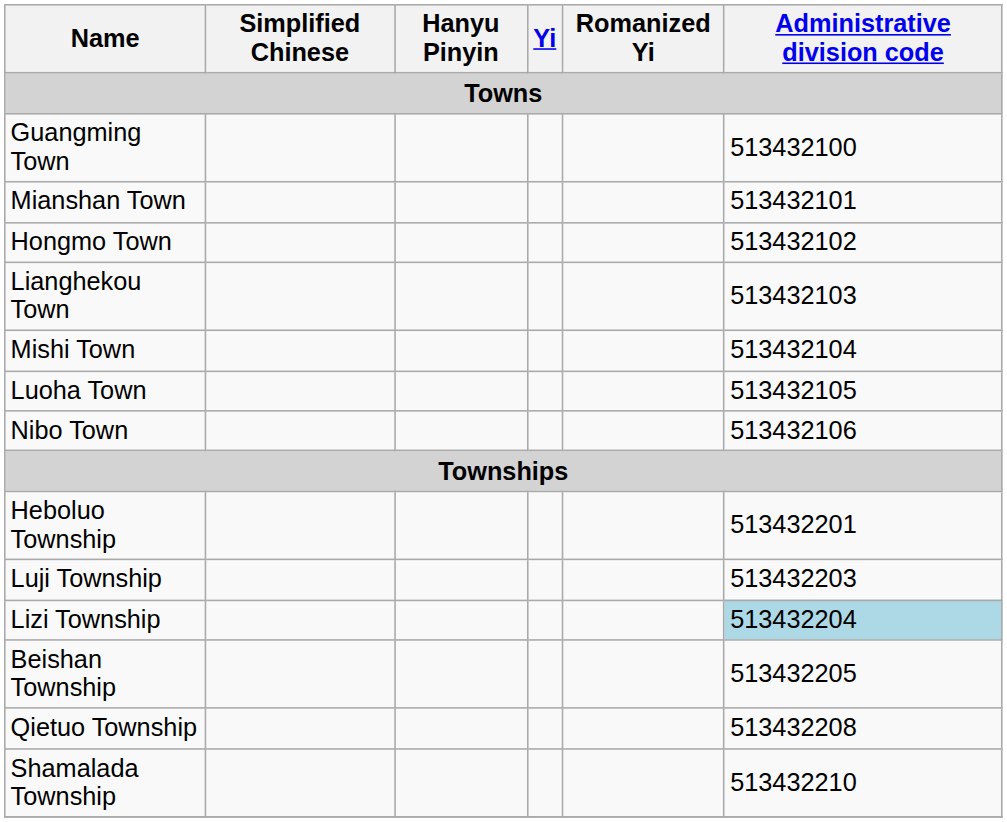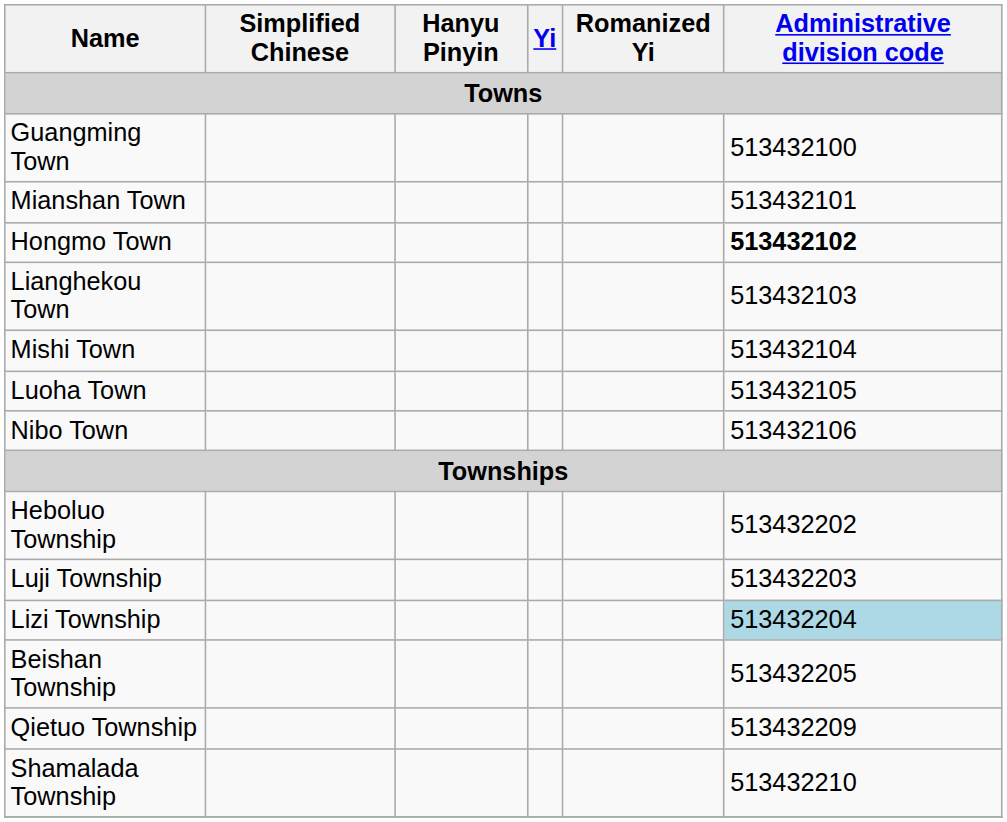(793, 241) normal -> (793, 241) bold
(793, 525) 513432201 -> (793, 525) 513432202
(793, 728) 513432208 -> (793, 728) 513432209
